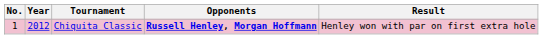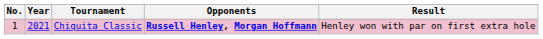(38, 27) 2012 -> (38, 27) 2021
